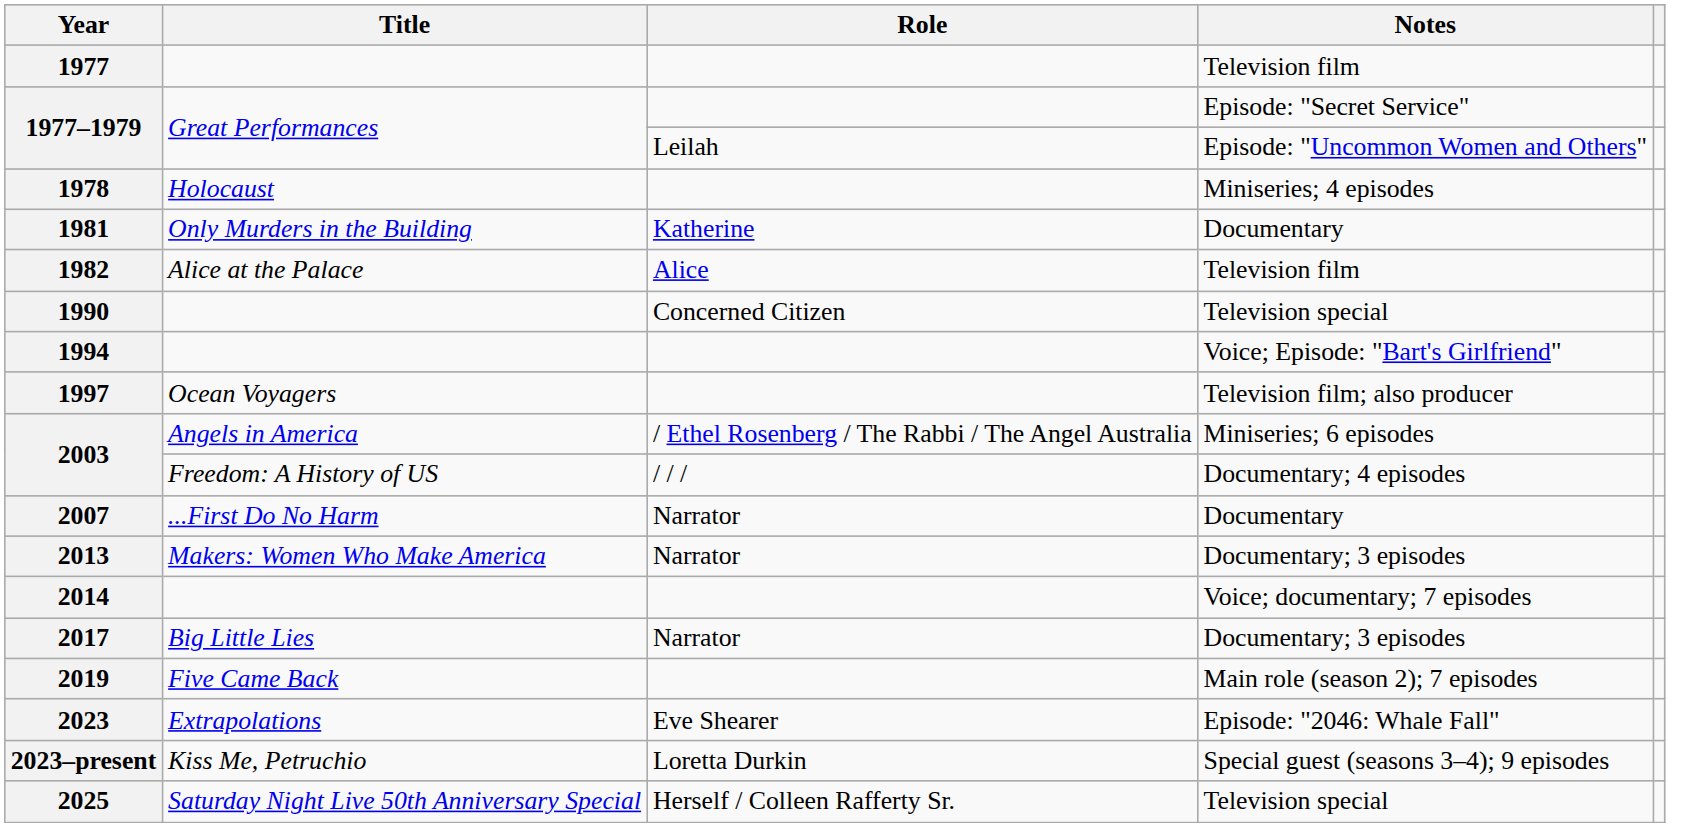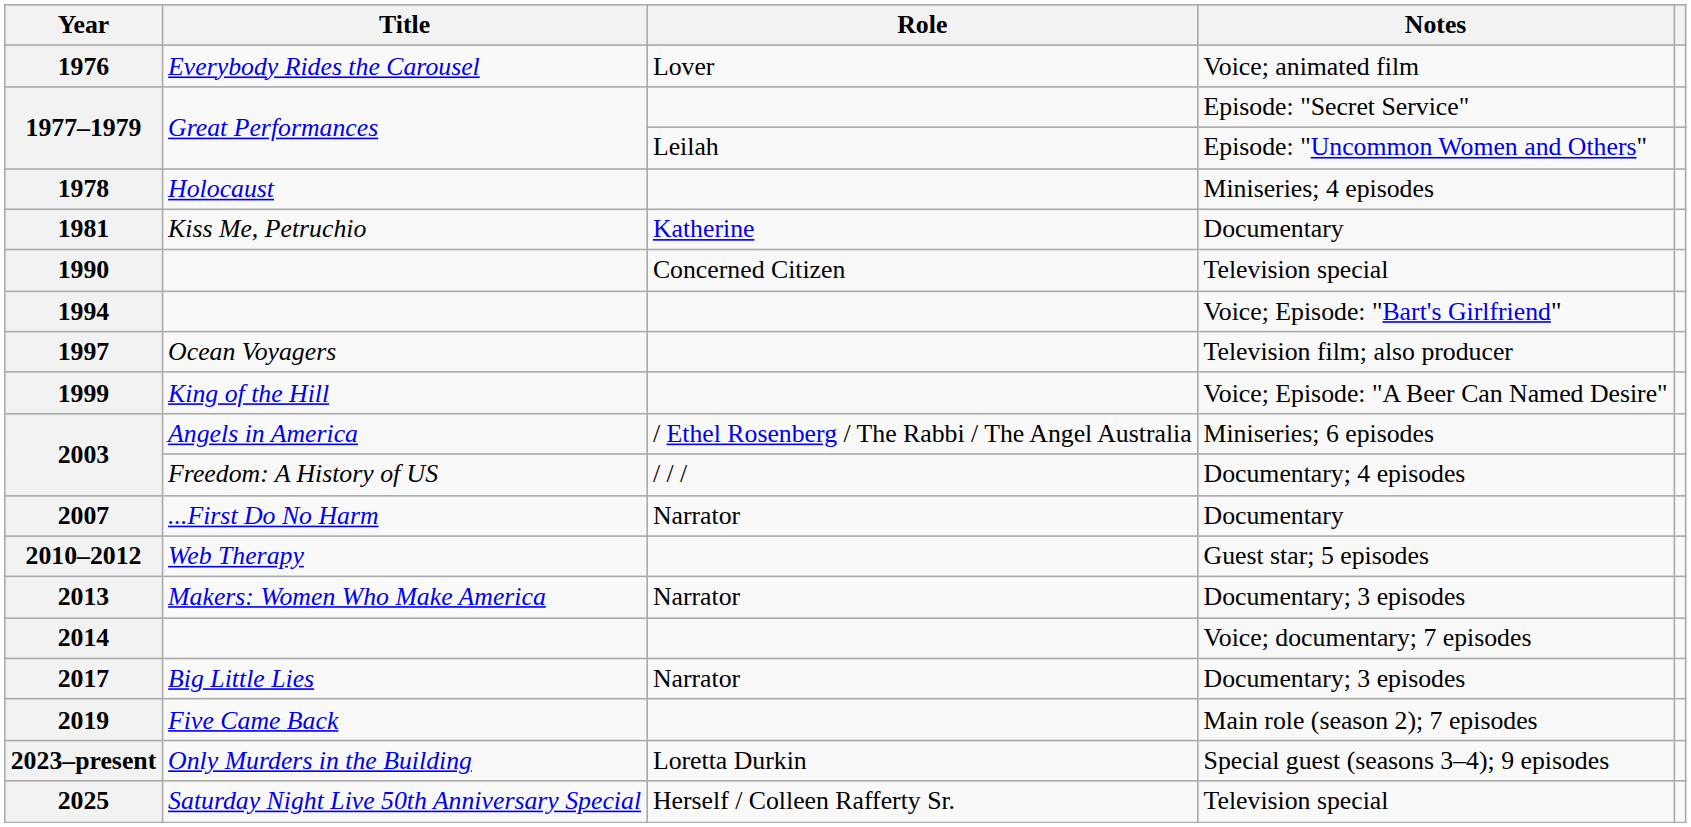+ row: (83, 65)
- row: (83, 65)
(320, 229) Only Murders in the Building -> (267, 229) Kiss Me, Petruchio
- row: (83, 270)
+ row: (83, 392)
+ row: (83, 556)
- row: (83, 719)
(267, 760) Kiss Me, Petruchio -> (320, 760) Only Murders in the Building
